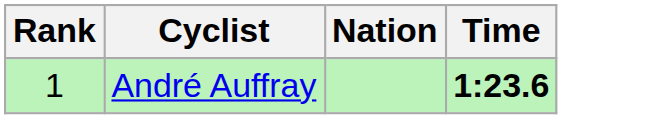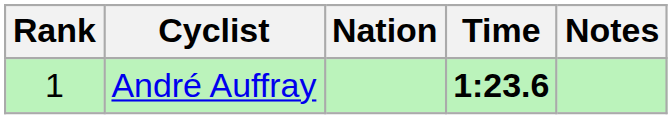+ column: (612, 31)
